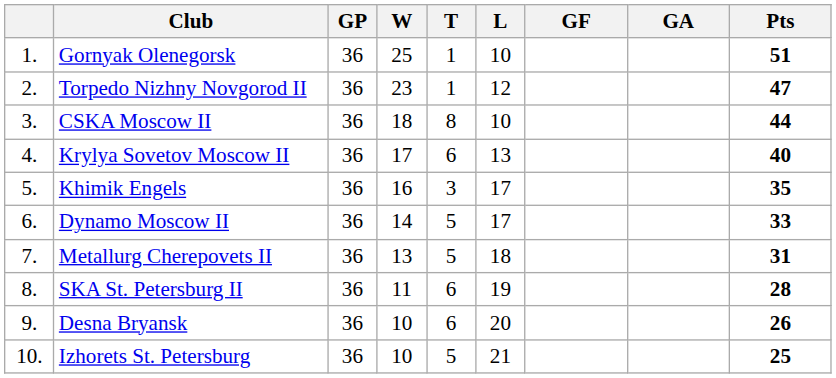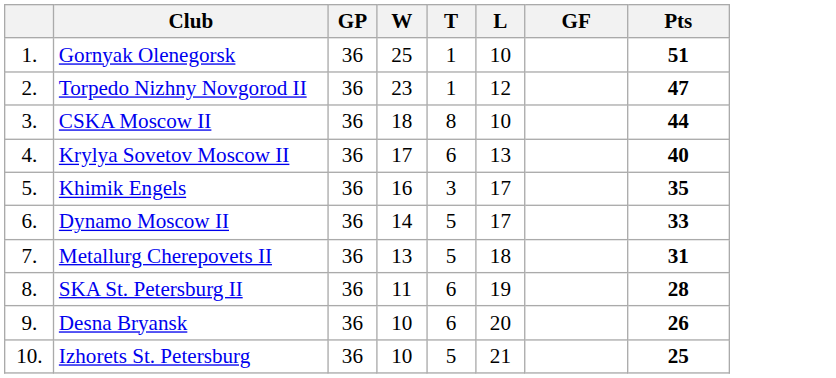- column: (678, 21)
